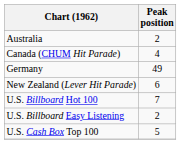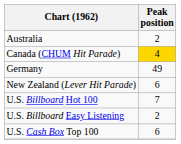(157, 54) no background -> (157, 54) gold background
(157, 131) 5 -> (157, 131) 6
